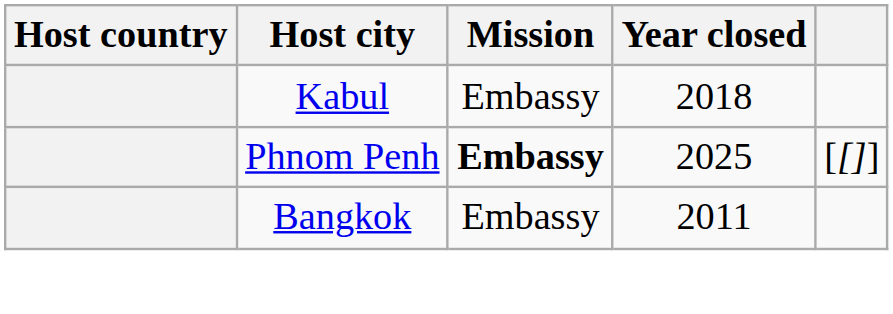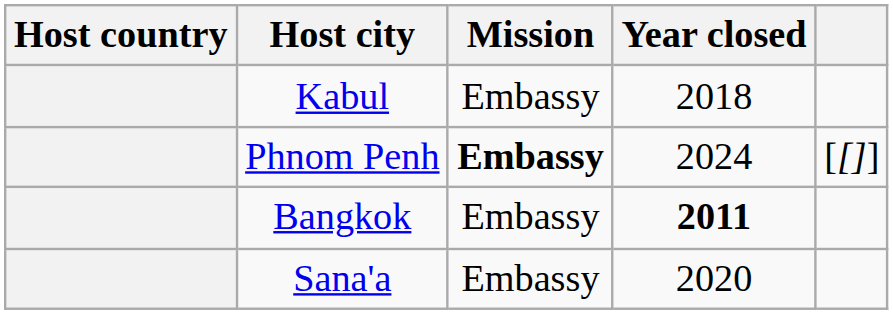(714, 156) 2025 -> (714, 156) 2024
(714, 216) normal -> (714, 216) bold
+ row: (342, 277)
